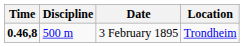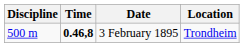columns swapped: (68, 14) <-> (22, 14)
